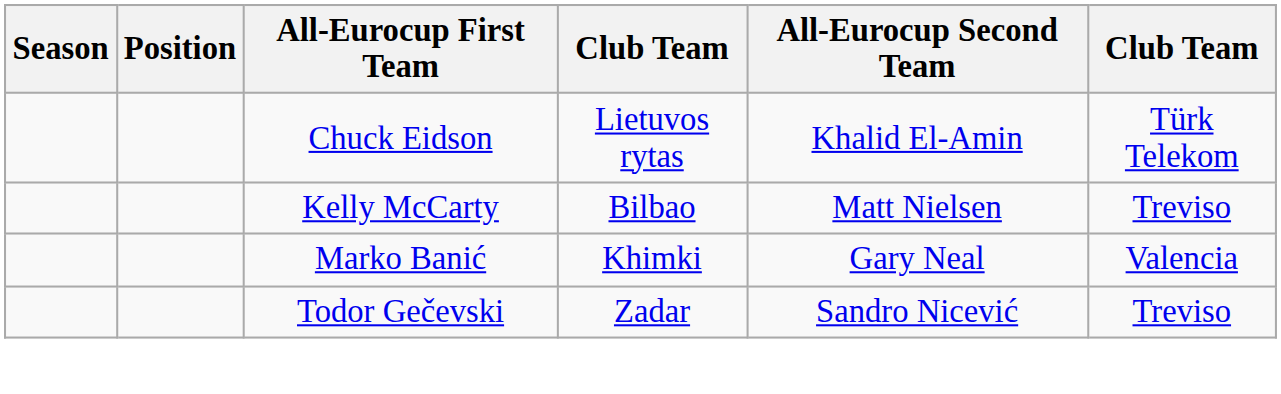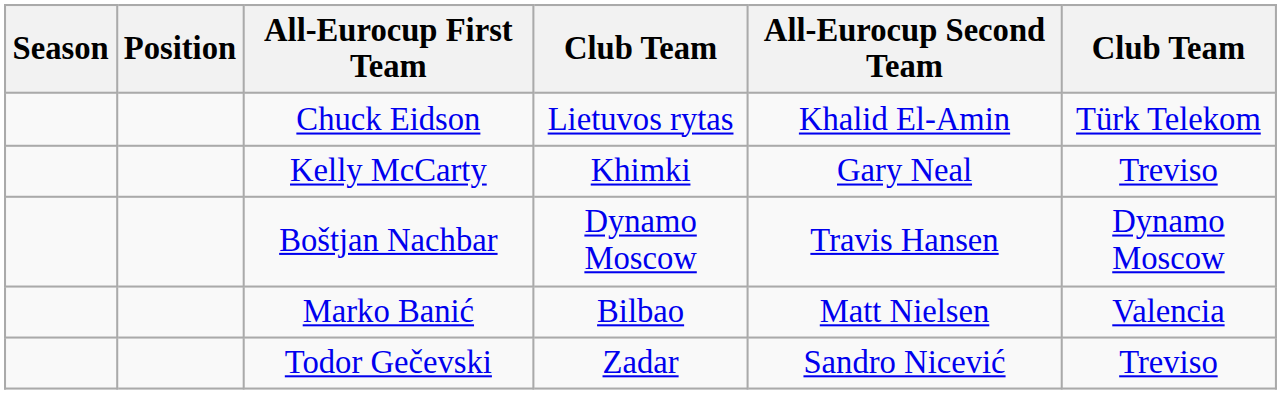(652, 207) Bilbao -> (641, 170) Khimki
(917, 207) Matt Nielsen -> (905, 170) Gary Neal
+ row: (388, 240)
(652, 259) Khimki -> (641, 310) Bilbao
(917, 259) Gary Neal -> (905, 310) Matt Nielsen
